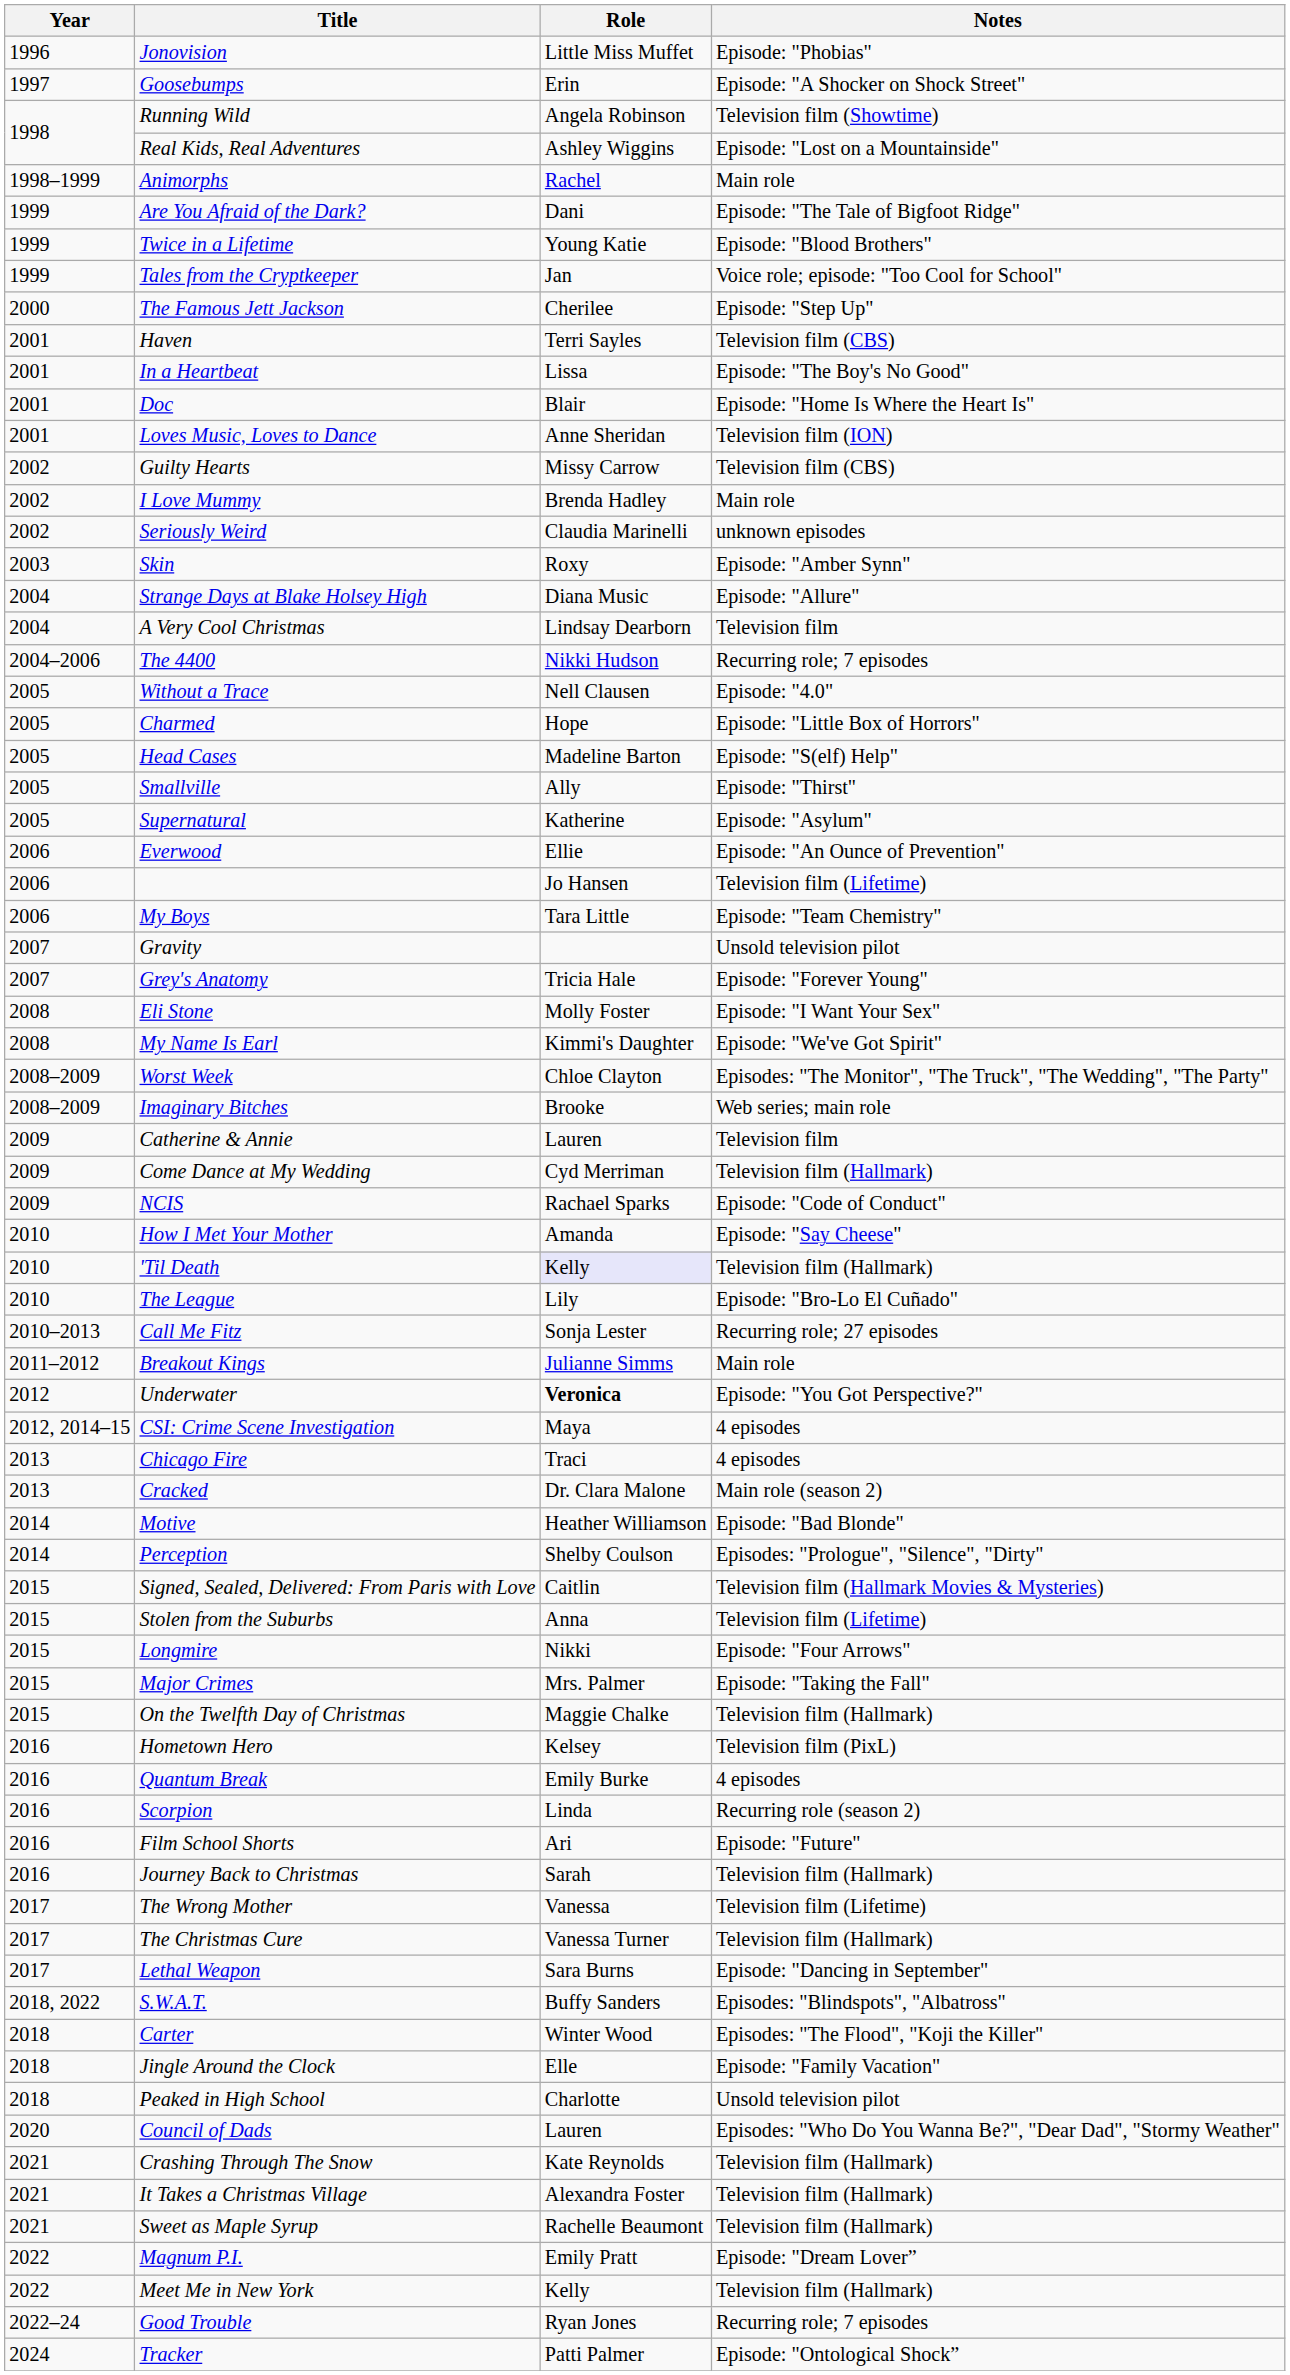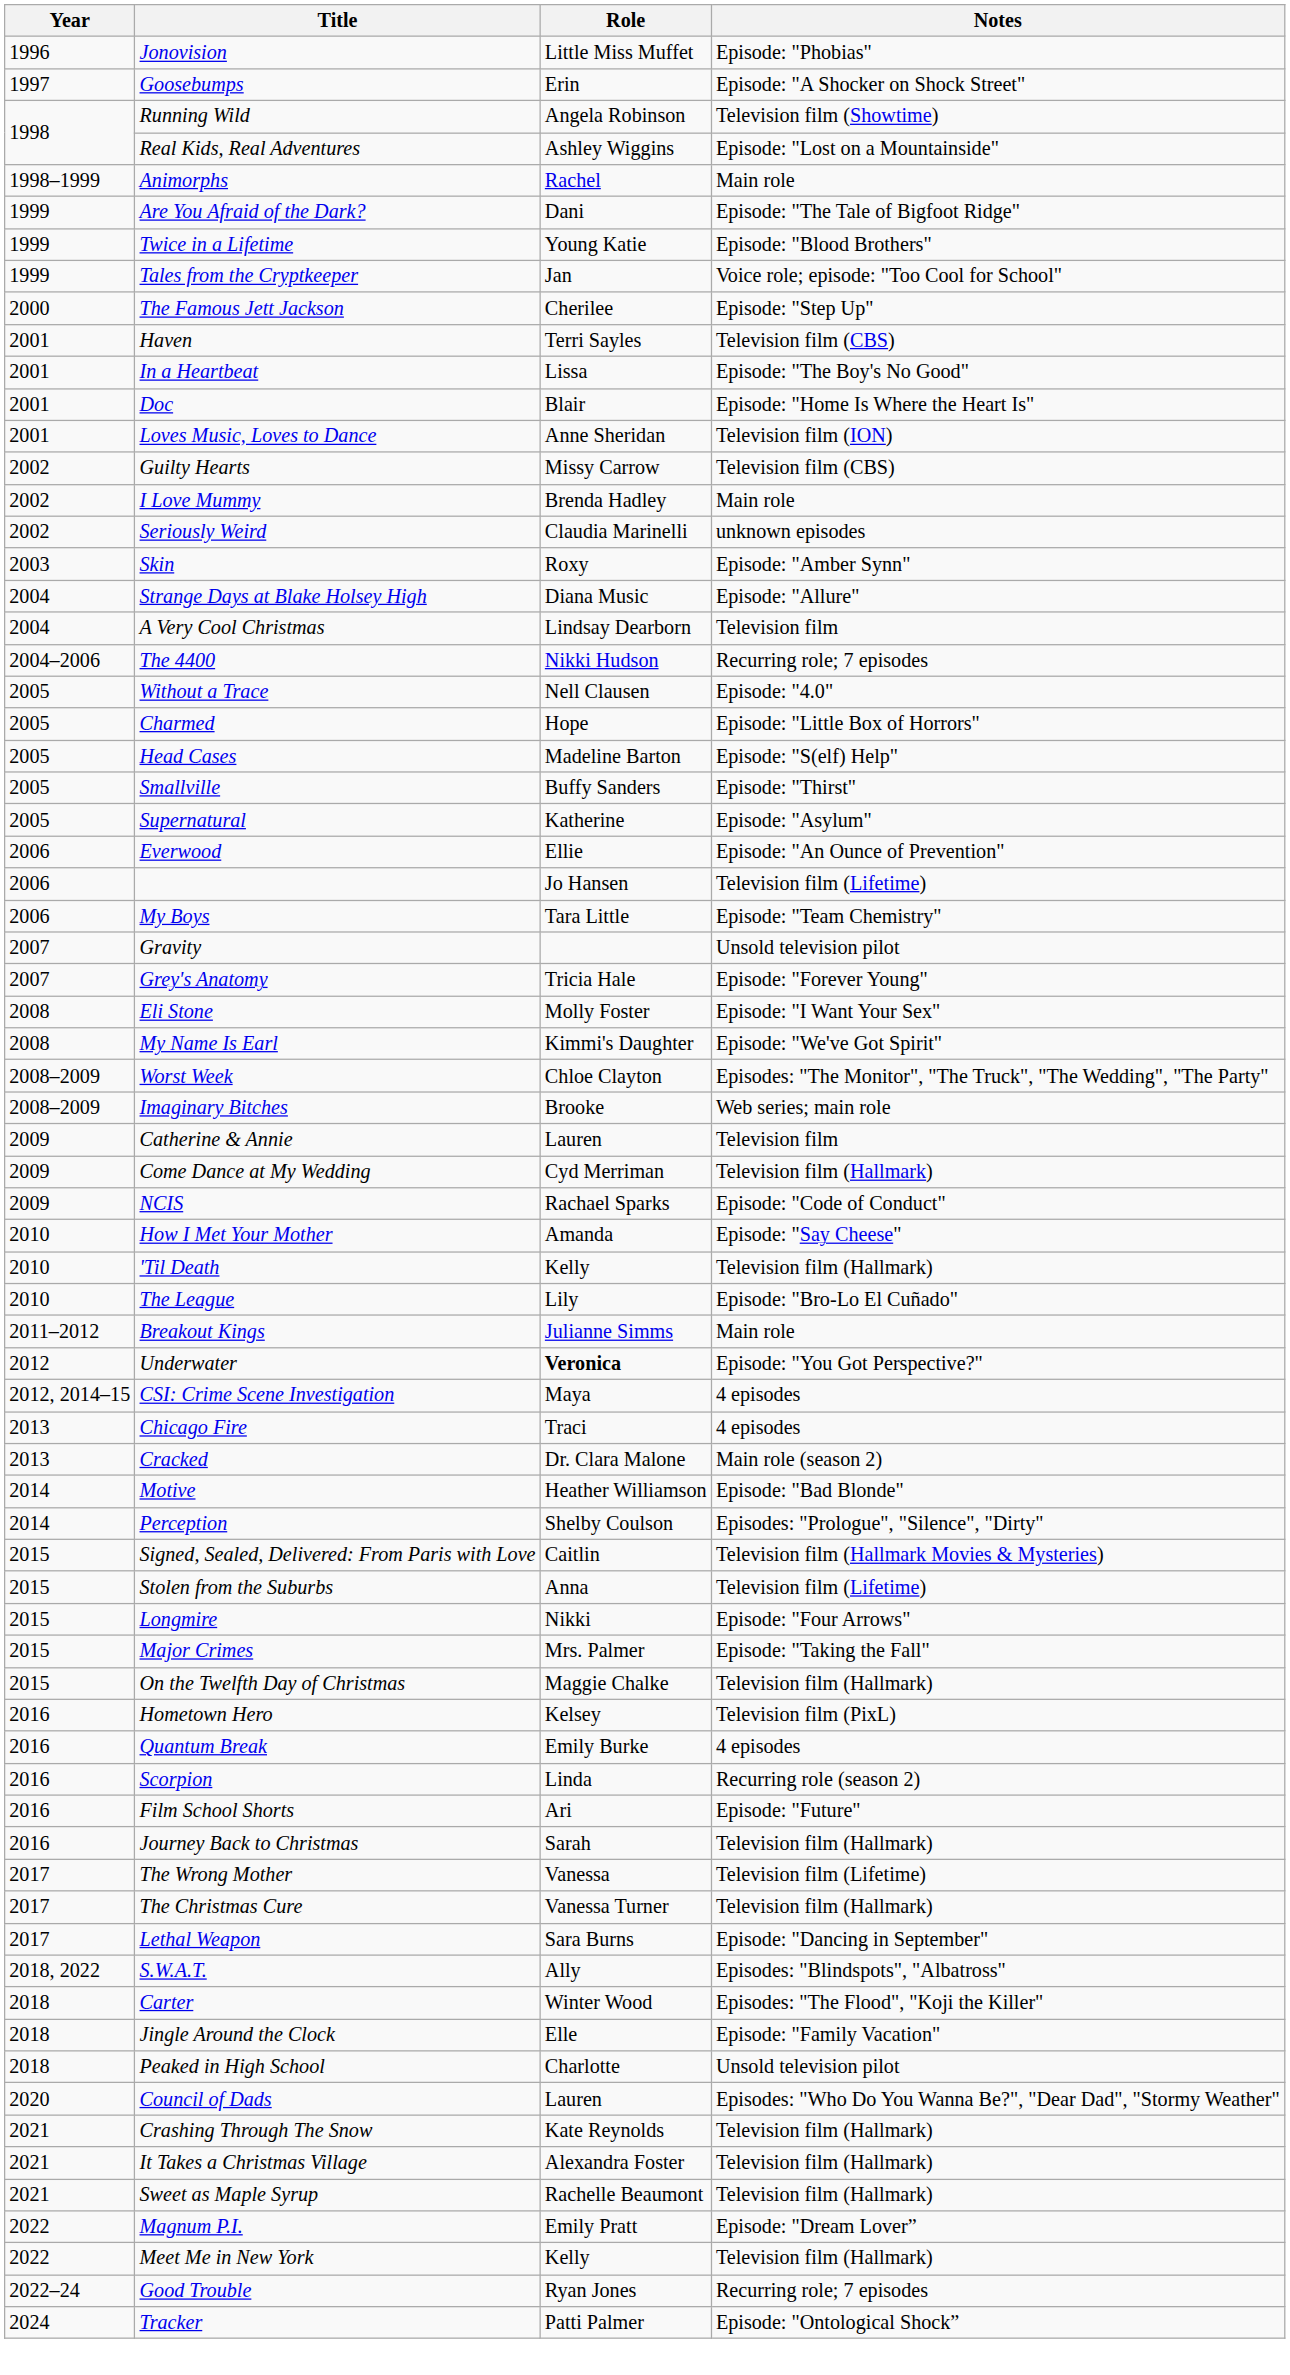(563, 787) Ally -> (603, 787) Buffy Sanders
(567, 1267) lavender background -> (567, 1267) no background
- row: (190, 1331)
(603, 2002) Buffy Sanders -> (563, 1970) Ally
